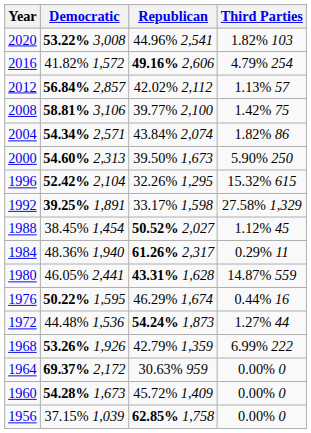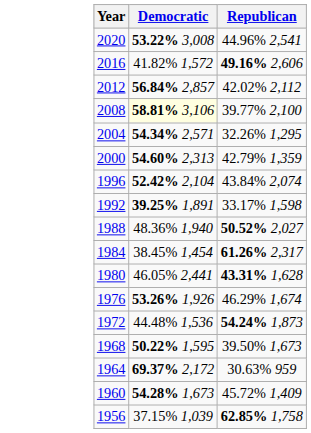- column: (262, 16)
(84, 110) no background -> (173, 110) lightyellow background
(173, 134) 43.84% 2,074 -> (262, 134) 32.26% 1,295
(173, 157) 39.50% 1,673 -> (262, 157) 42.79% 1,359
(173, 181) 32.26% 1,295 -> (262, 181) 43.84% 2,074
(84, 228) 38.45% 1,454 -> (173, 228) 48.36% 1,940
(84, 252) 48.36% 1,940 -> (173, 252) 38.45% 1,454
(84, 299) 50.22% 1,595 -> (173, 299) 53.26% 1,926
(84, 346) 53.26% 1,926 -> (173, 346) 50.22% 1,595
(173, 346) 42.79% 1,359 -> (262, 346) 39.50% 1,673
